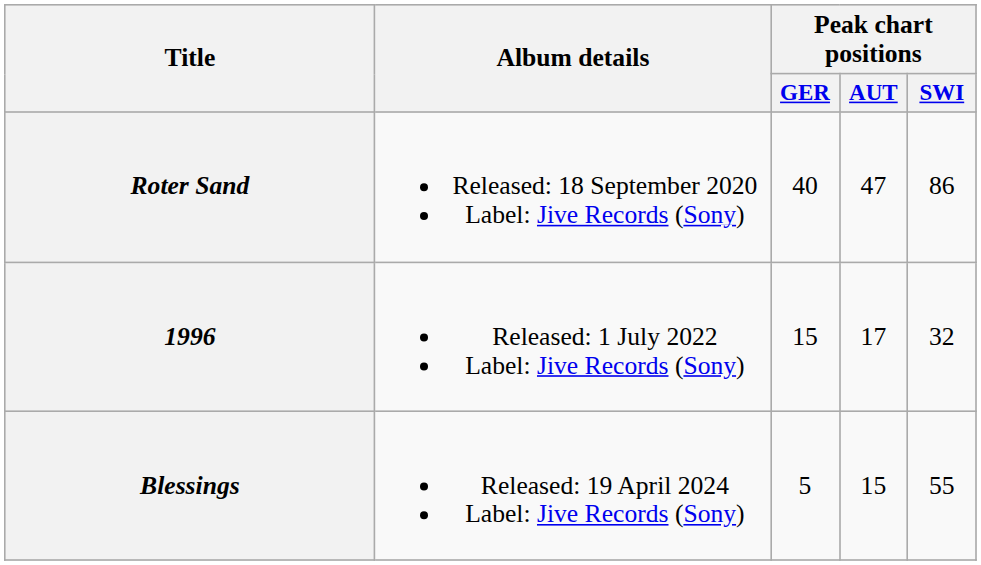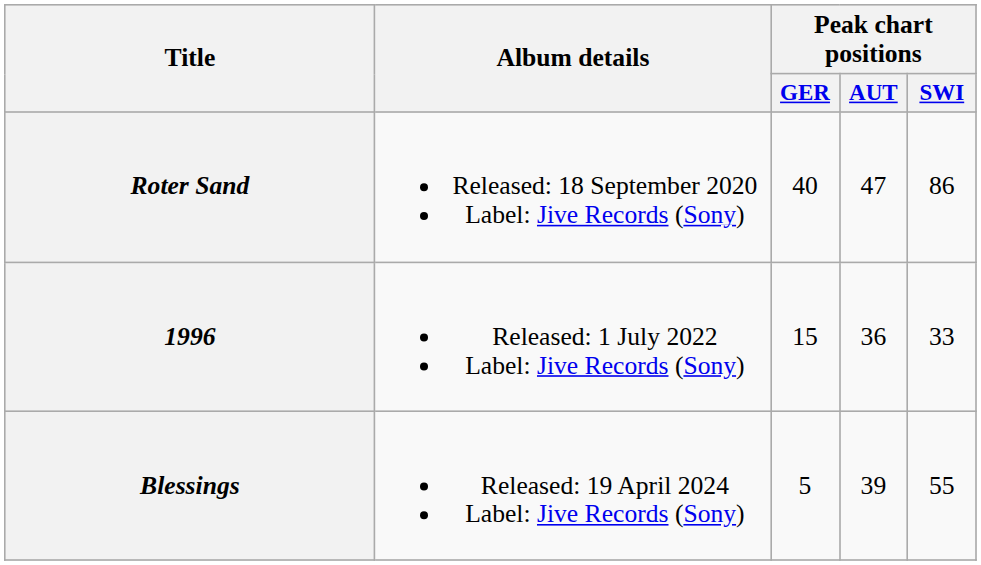(873, 336) 17 -> (873, 336) 36
(942, 336) 32 -> (942, 336) 33
(873, 485) 15 -> (873, 485) 39
